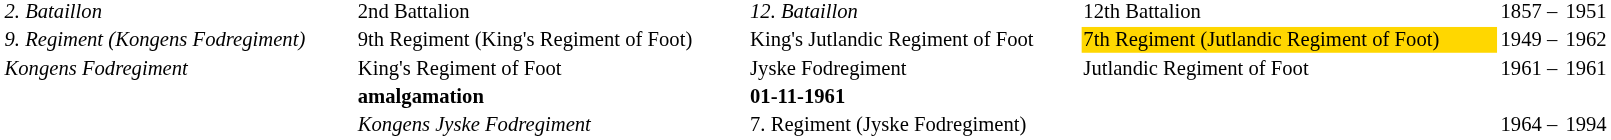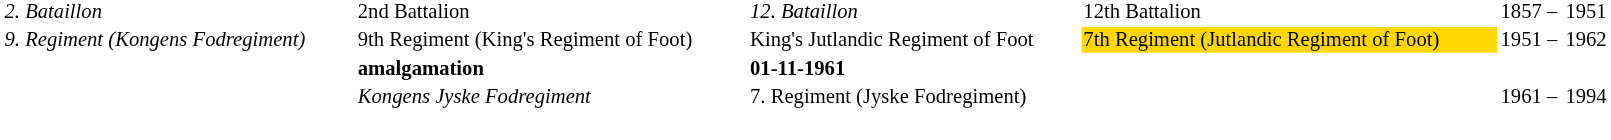(1521, 39) 1949 -> (1521, 39) 1951
- row: (460, 68)
(1521, 124) 1964 -> (1521, 96) 1961
